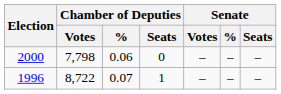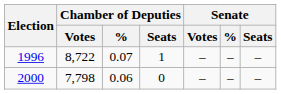rows swapped: (31, 78) <-> (31, 57)
